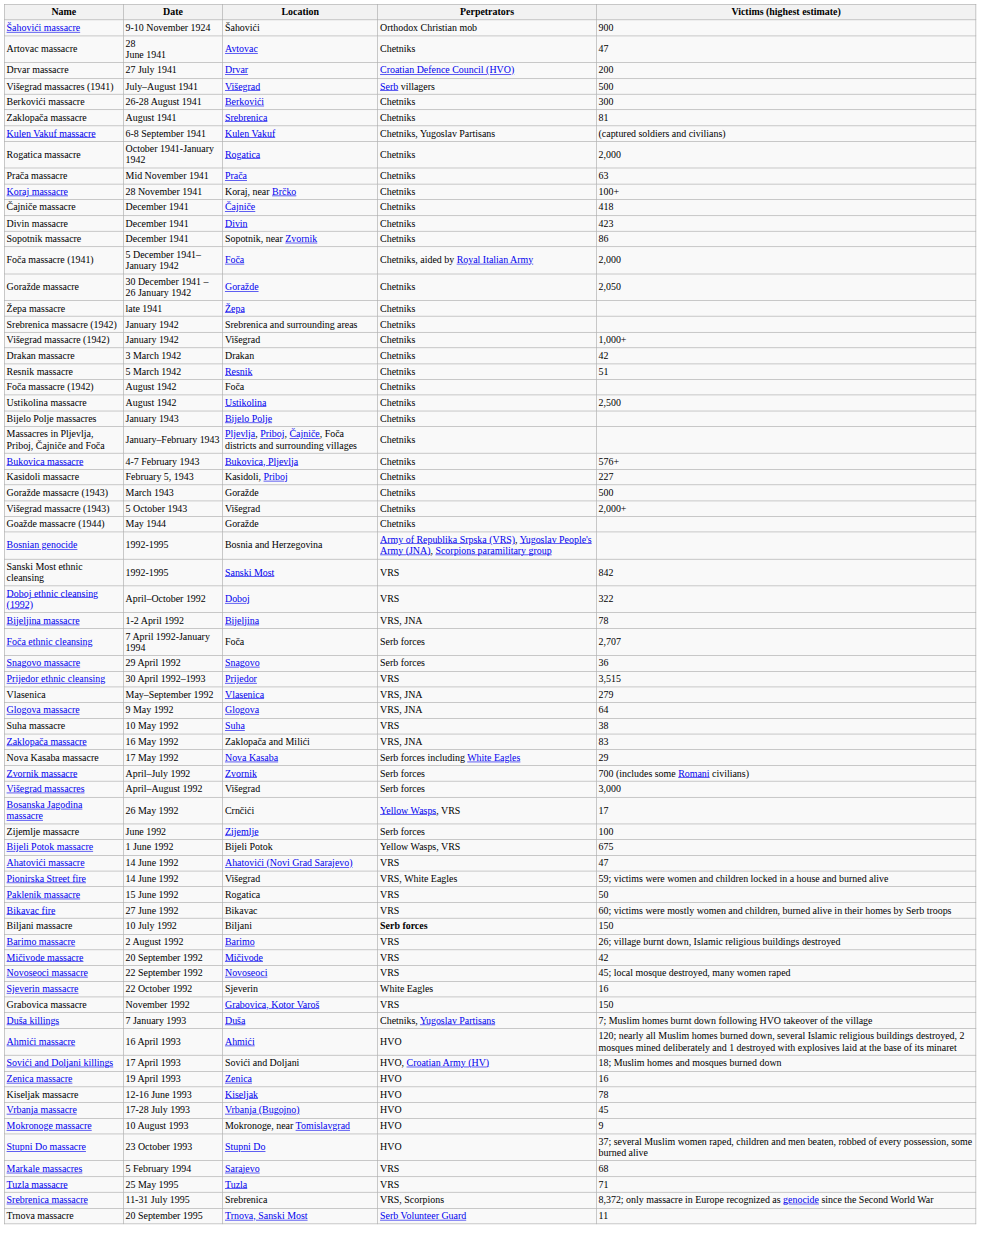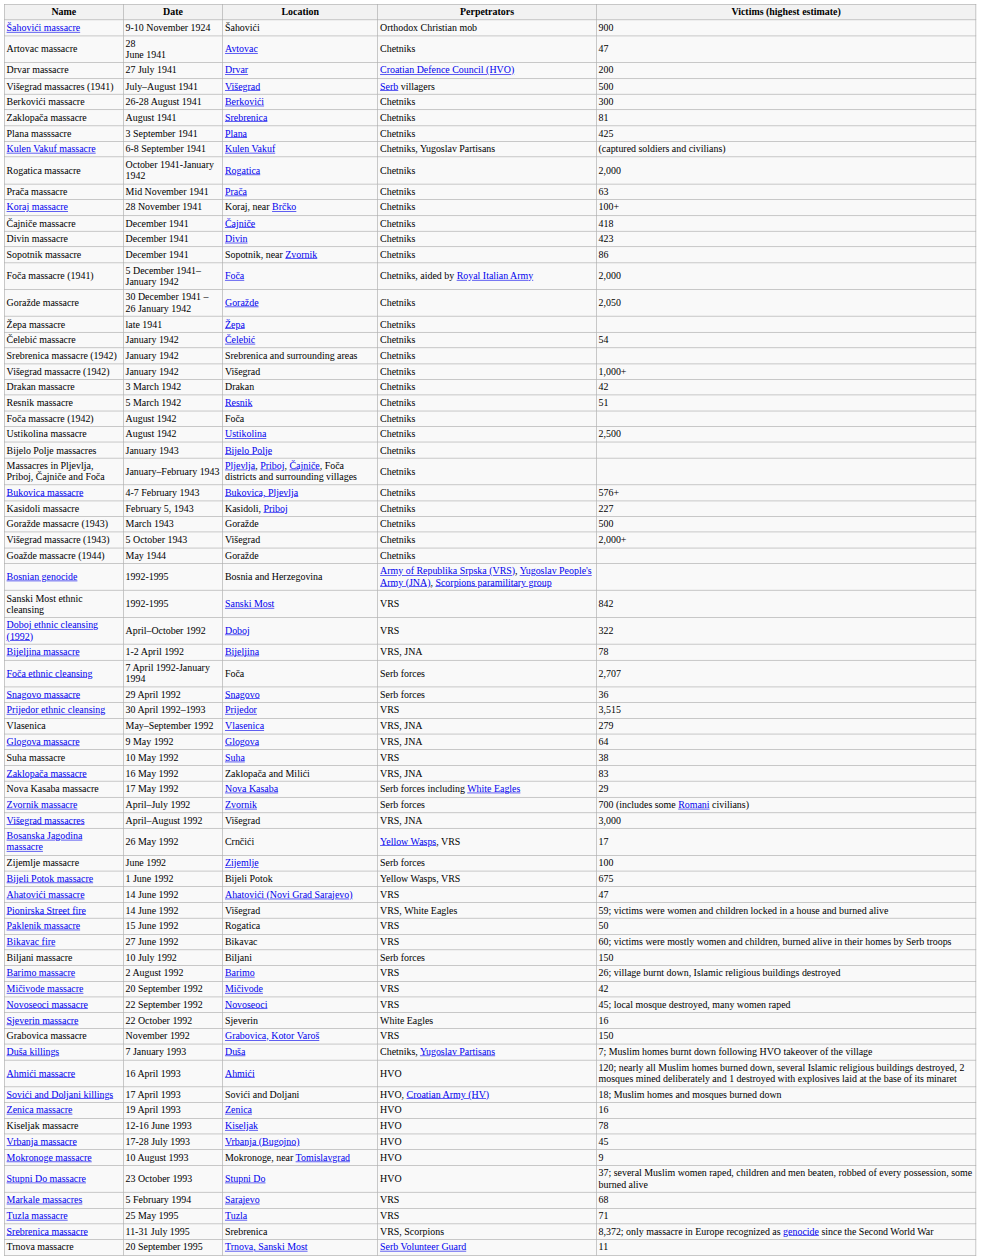+ row: (39, 133)
+ row: (41, 340)
(403, 789) Serb forces -> (401, 820) VRS, JNA
(404, 926) bold -> (403, 957) normal
